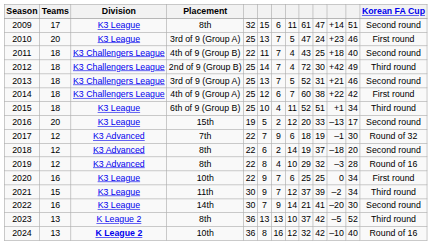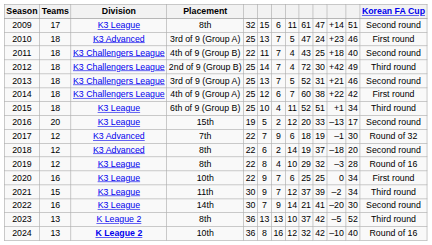(55, 39) 20 -> (55, 39) 18
(119, 39) K3 League -> (119, 39) K3 Advanced
(119, 164) K3 Advanced -> (119, 164) K3 League
